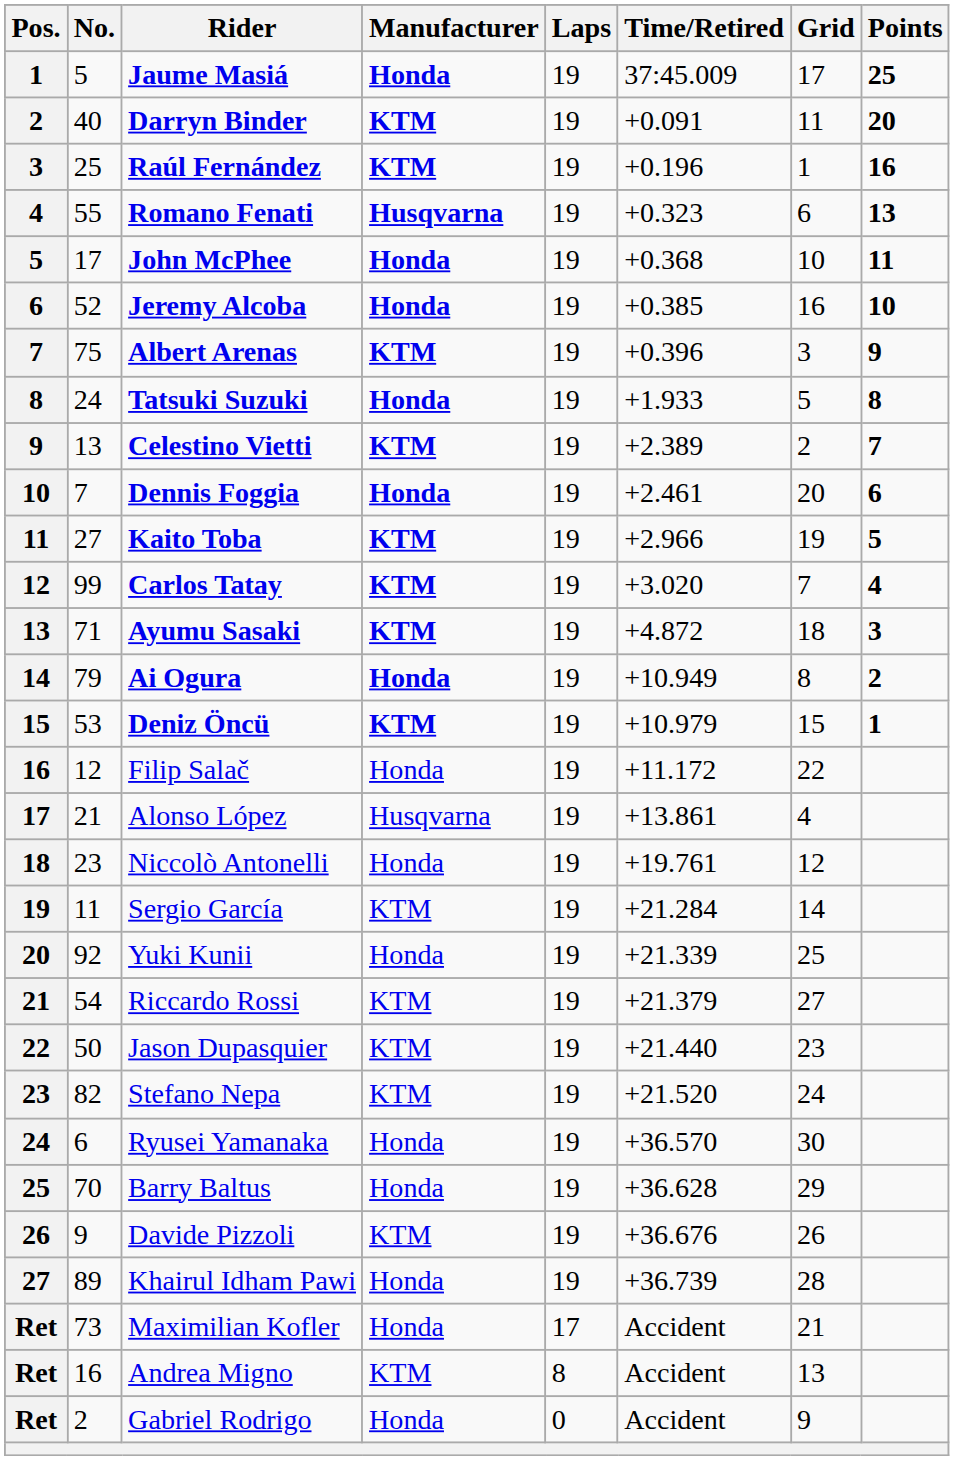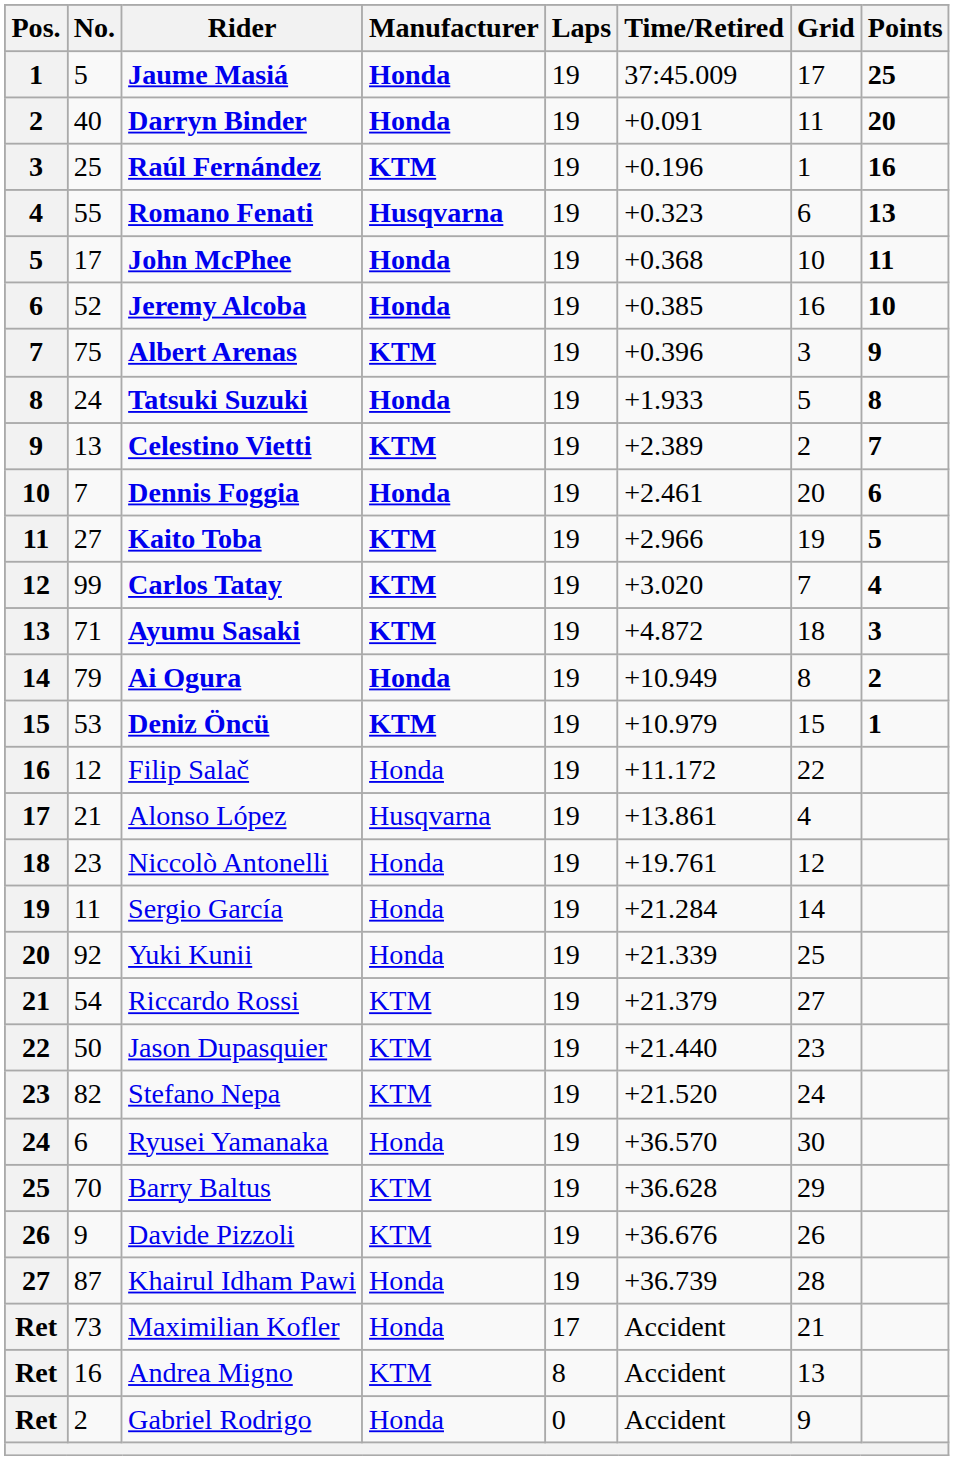(403, 120) KTM -> (410, 120) Honda
(400, 908) KTM -> (407, 908) Honda
(407, 1187) Honda -> (400, 1187) KTM
(88, 1279) 89 -> (88, 1279) 87
